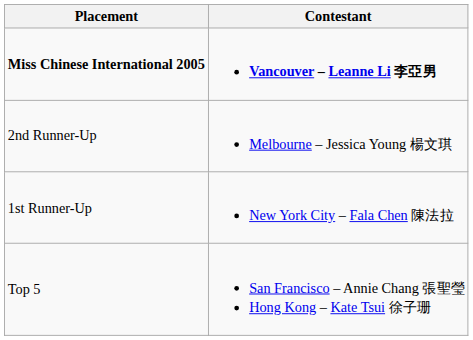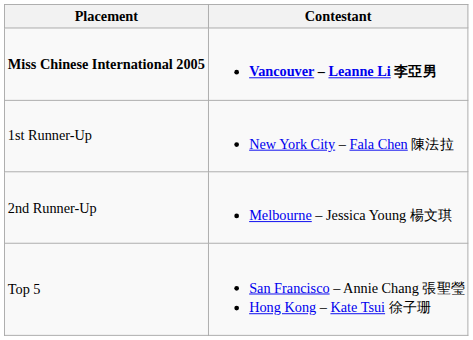rows swapped: (50, 207) <-> (52, 136)
